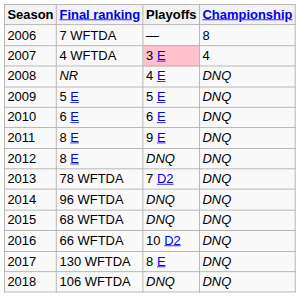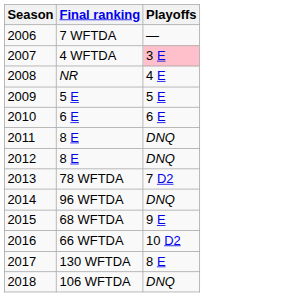- column: (247, 14)
(156, 138) 9 E -> (161, 138) DNQ
(161, 220) DNQ -> (156, 220) 9 E
